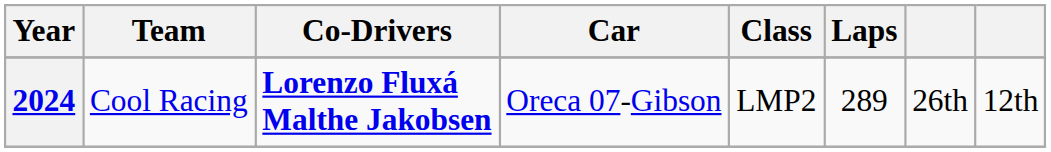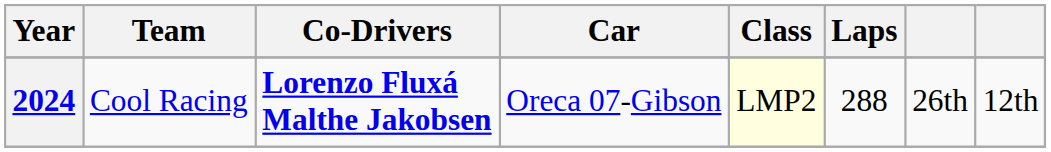(776, 101) no background -> (776, 101) lightyellow background
(864, 101) 289 -> (864, 101) 288
